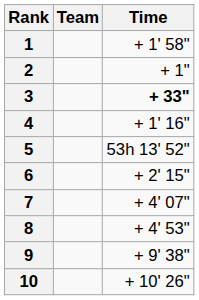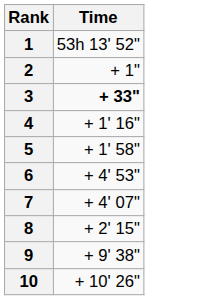- column: (78, 17)
(162, 44) + 1' 58" -> (98, 44) 53h 13' 52"
(148, 149) 53h 13' 52" -> (112, 149) + 1' 58"
(162, 176) + 2' 15" -> (112, 176) + 4' 53"
(162, 228) + 4' 53" -> (112, 228) + 2' 15"
